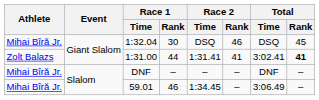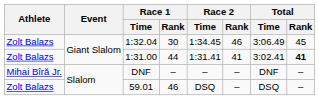(34, 42) Mihai Bîră Jr. -> (30, 42) Zolt Balazs
(205, 42) DSQ -> (205, 42) 1:34.45
(269, 42) DSQ -> (269, 42) 3:06.49
(34, 87) Mihai Bîră Jr. -> (30, 87) Zolt Balazs
(205, 87) 1:34.45 -> (205, 87) DSQ
(269, 87) 3:06.49 -> (269, 87) DSQ
